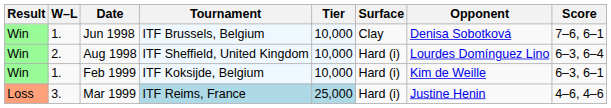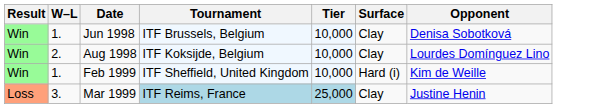- column: (579, 14)
(226, 53) ITF Sheffield, United Kingdom -> (203, 53) ITF Koksijde, Belgium
(379, 53) Hard (i) -> (371, 53) Clay
(203, 73) ITF Koksijde, Belgium -> (226, 73) ITF Sheffield, United Kingdom
(379, 93) Hard (i) -> (371, 93) Clay
